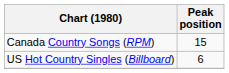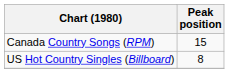(201, 59) 6 -> (201, 59) 8
